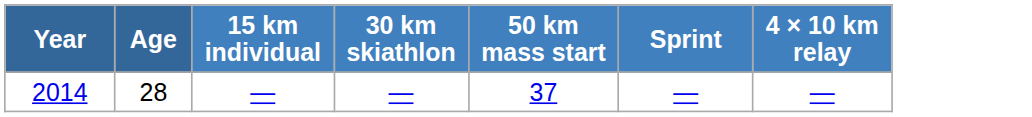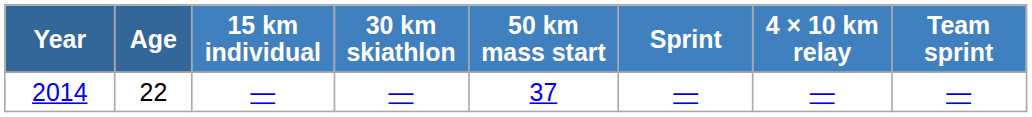+ column: (959, 39)
(153, 92) 28 -> (153, 92) 22
